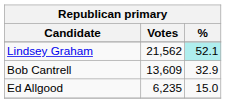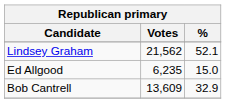(207, 51) paleturquoise background -> (207, 51) no background
rows swapped: (39, 70) <-> (35, 88)
